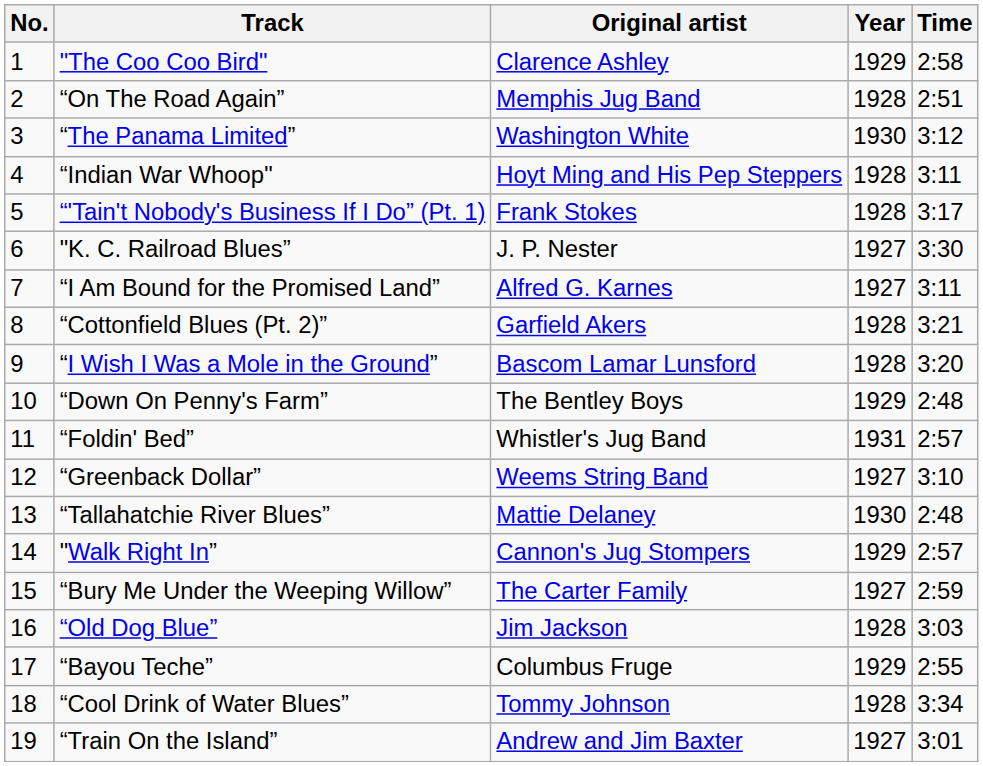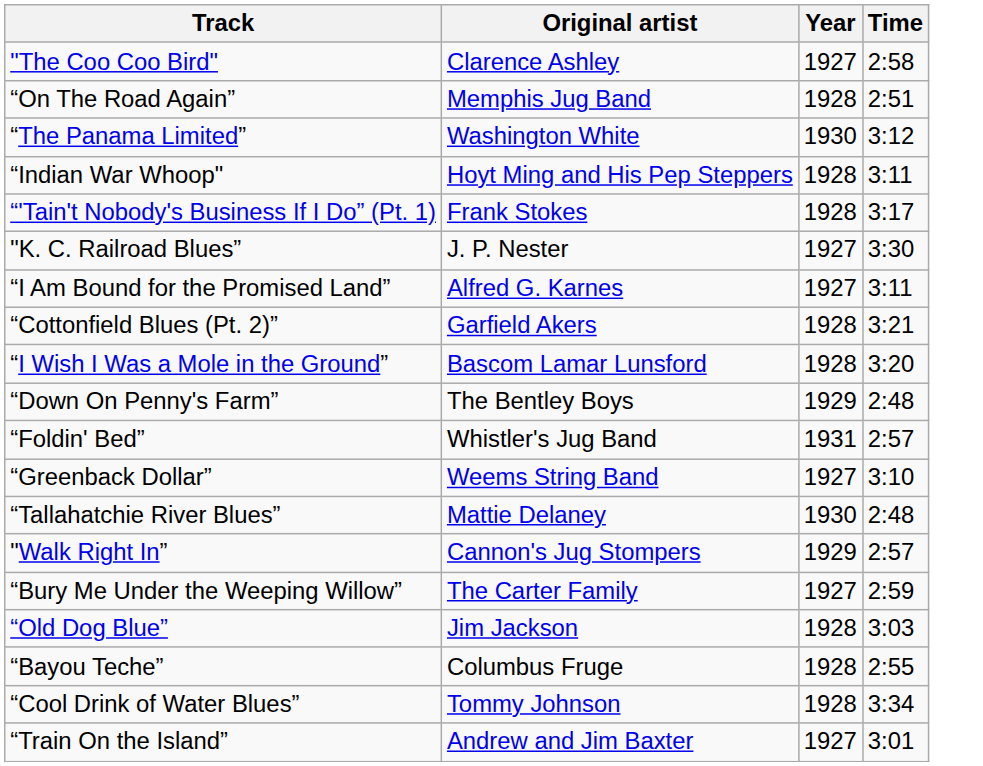- column: (29, 23)
(880, 61) 1929 -> (830, 61) 1927
(880, 666) 1929 -> (830, 666) 1928
